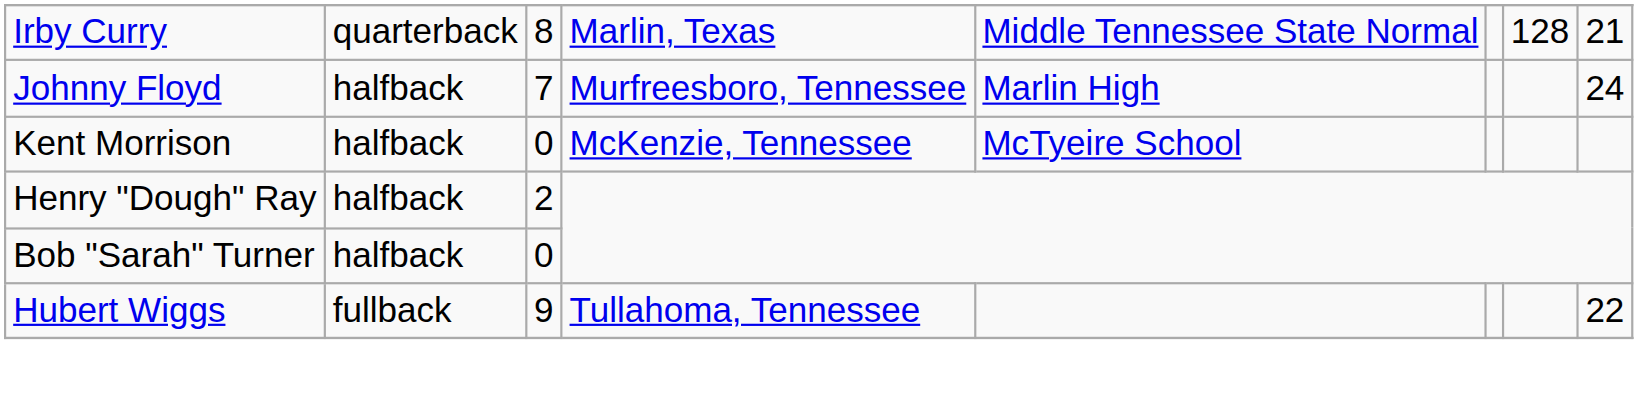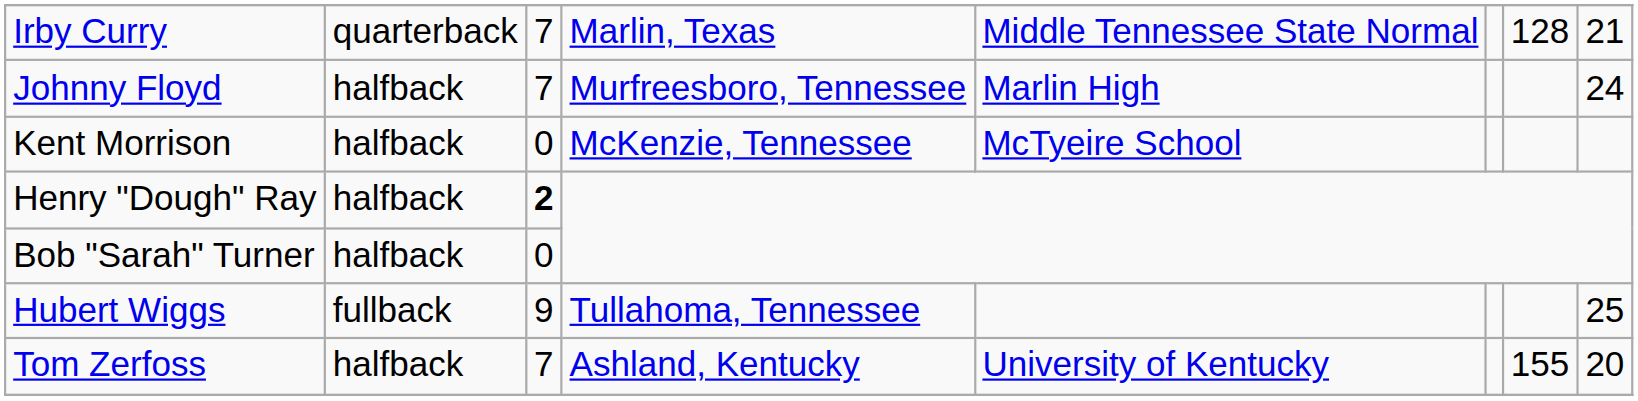(544, 32) 8 -> (544, 32) 7
(544, 198) normal -> (544, 198) bold
(1605, 310) 22 -> (1605, 310) 25
+ row: (110, 365)
